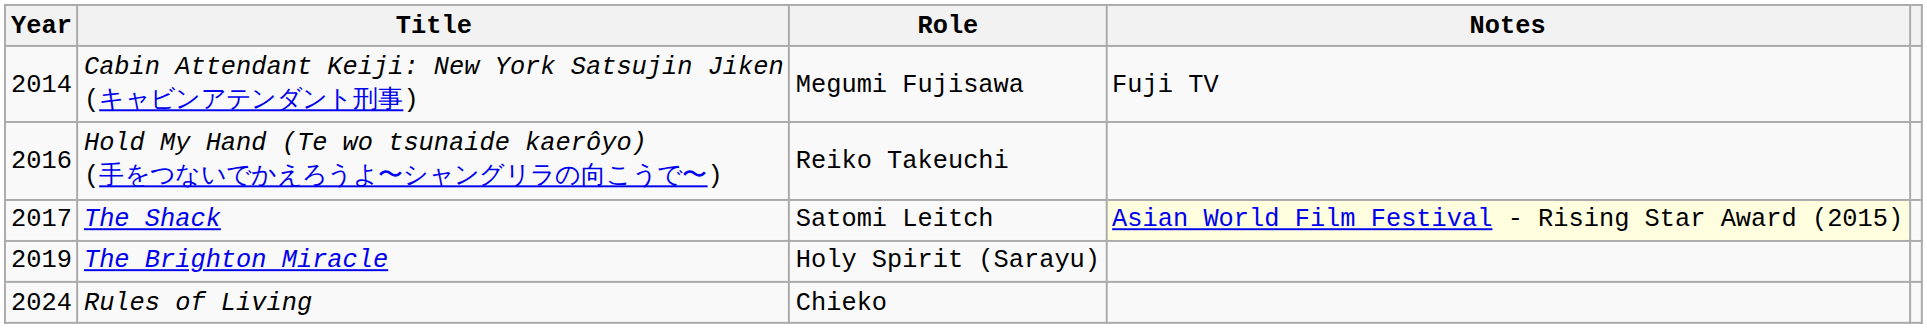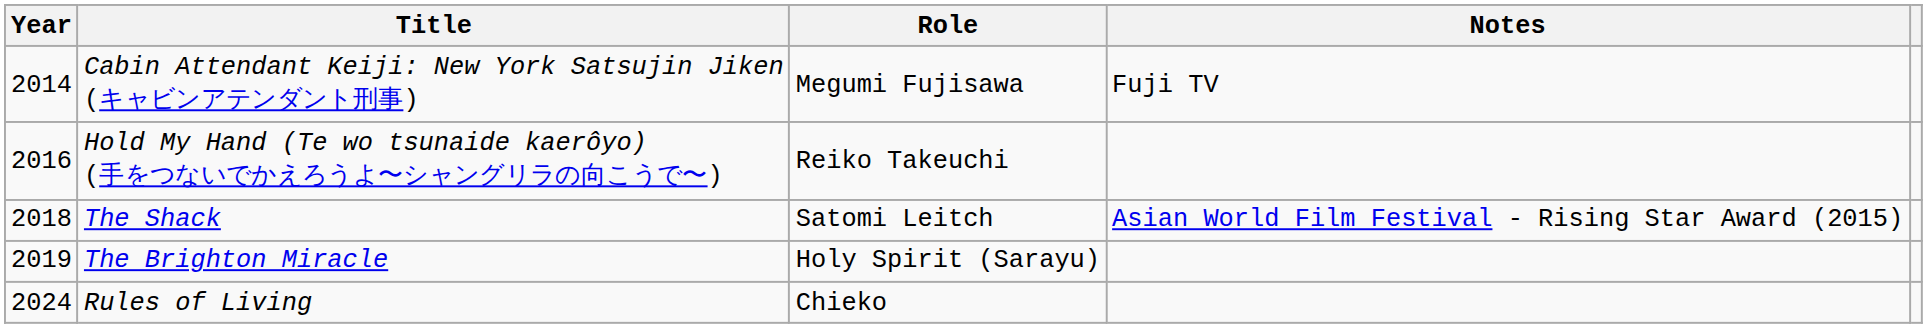(41, 220) 2017 -> (41, 220) 2018
(1508, 220) lightyellow background -> (1508, 220) no background
